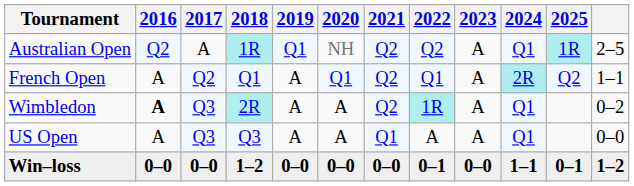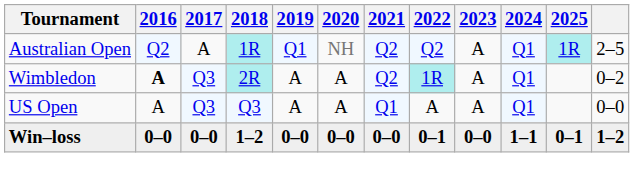- row: (57, 78)
